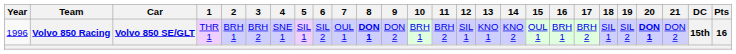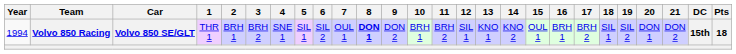(17, 32) 1996 -> (17, 32) 1994
(649, 32) bold -> (649, 32) normal
(722, 32) 16 -> (722, 32) 18
